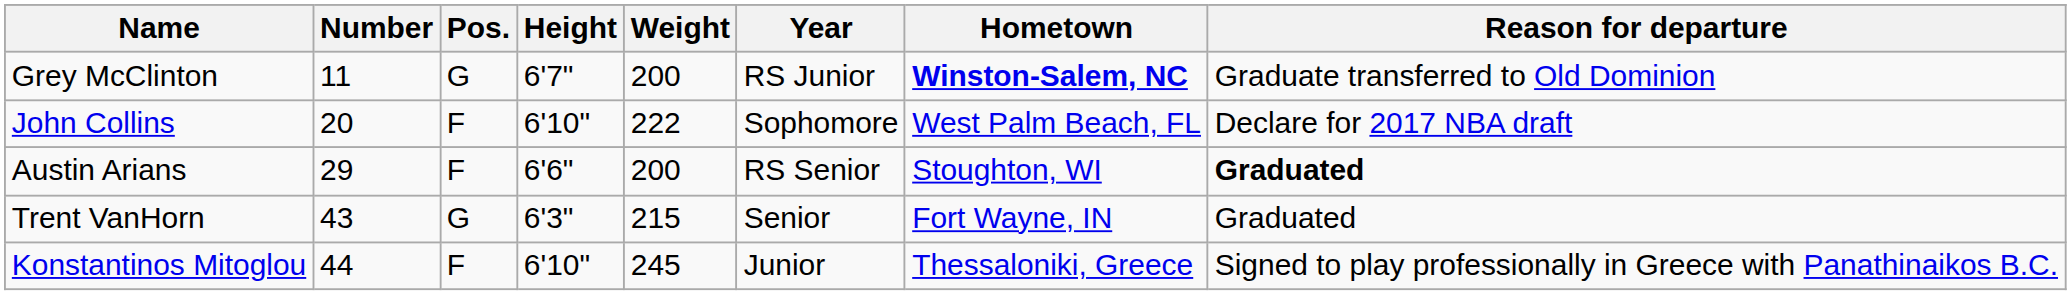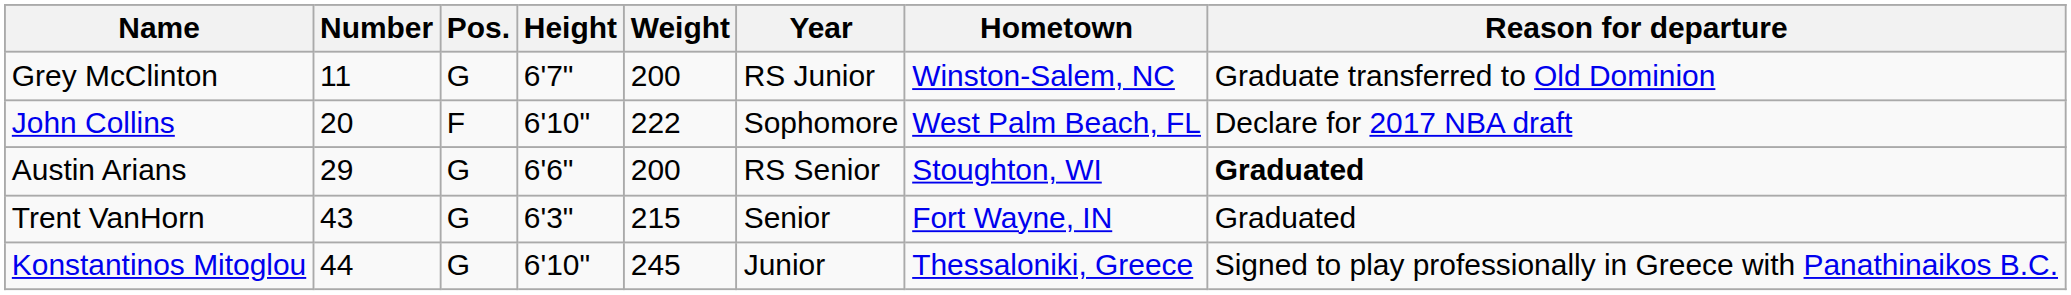(1050, 75) bold -> (1044, 75) normal
(456, 170) F -> (459, 170) G
(456, 265) F -> (459, 265) G
